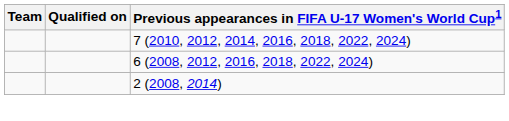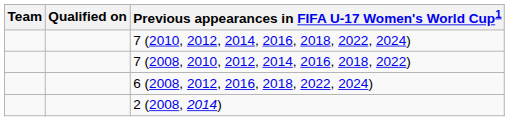+ row: (272, 62)
